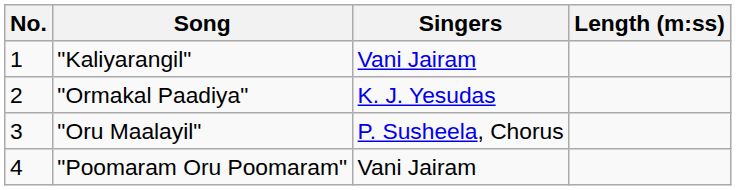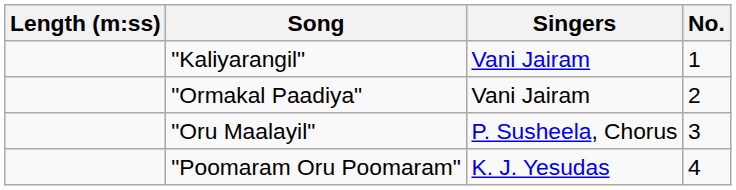columns swapped: (28, 23) <-> (650, 23)
(427, 95) K. J. Yesudas -> (531, 95) Vani Jairam
(417, 167) Vani Jairam -> (541, 167) K. J. Yesudas
